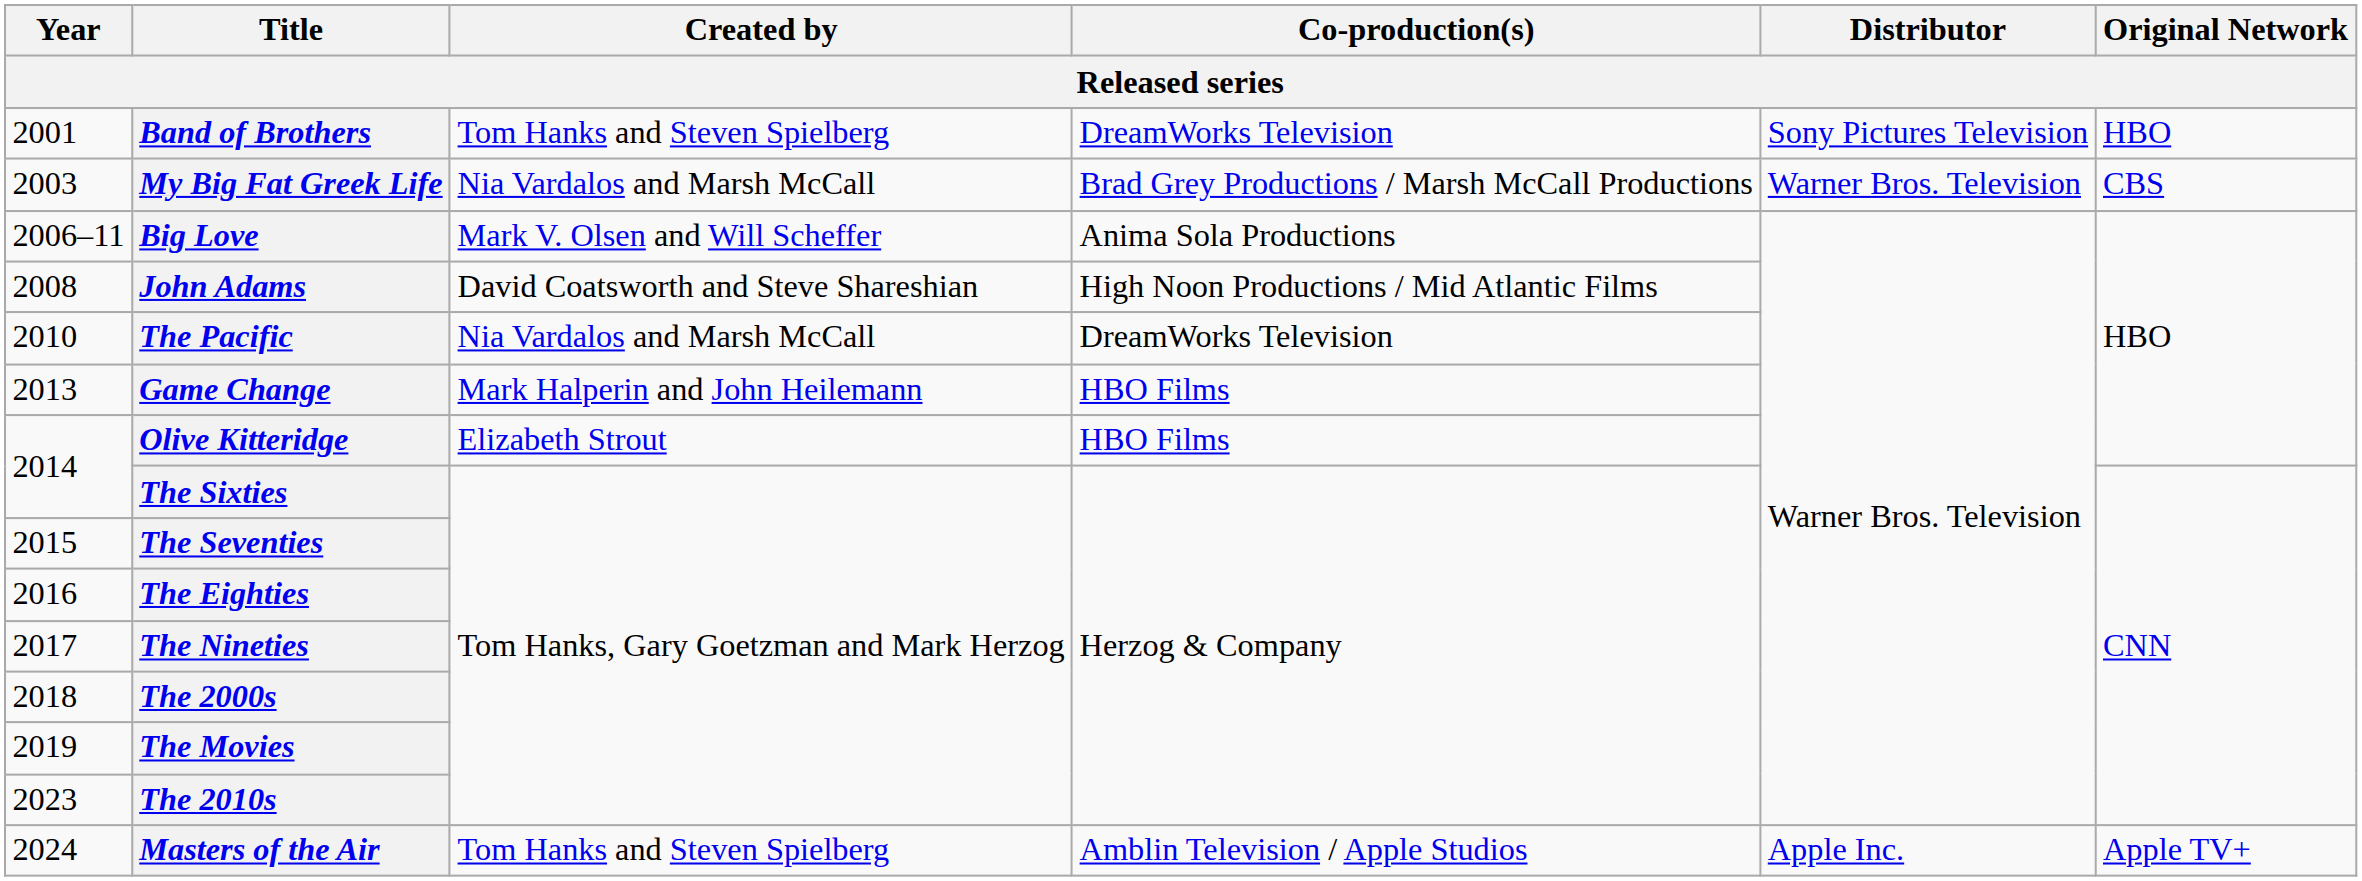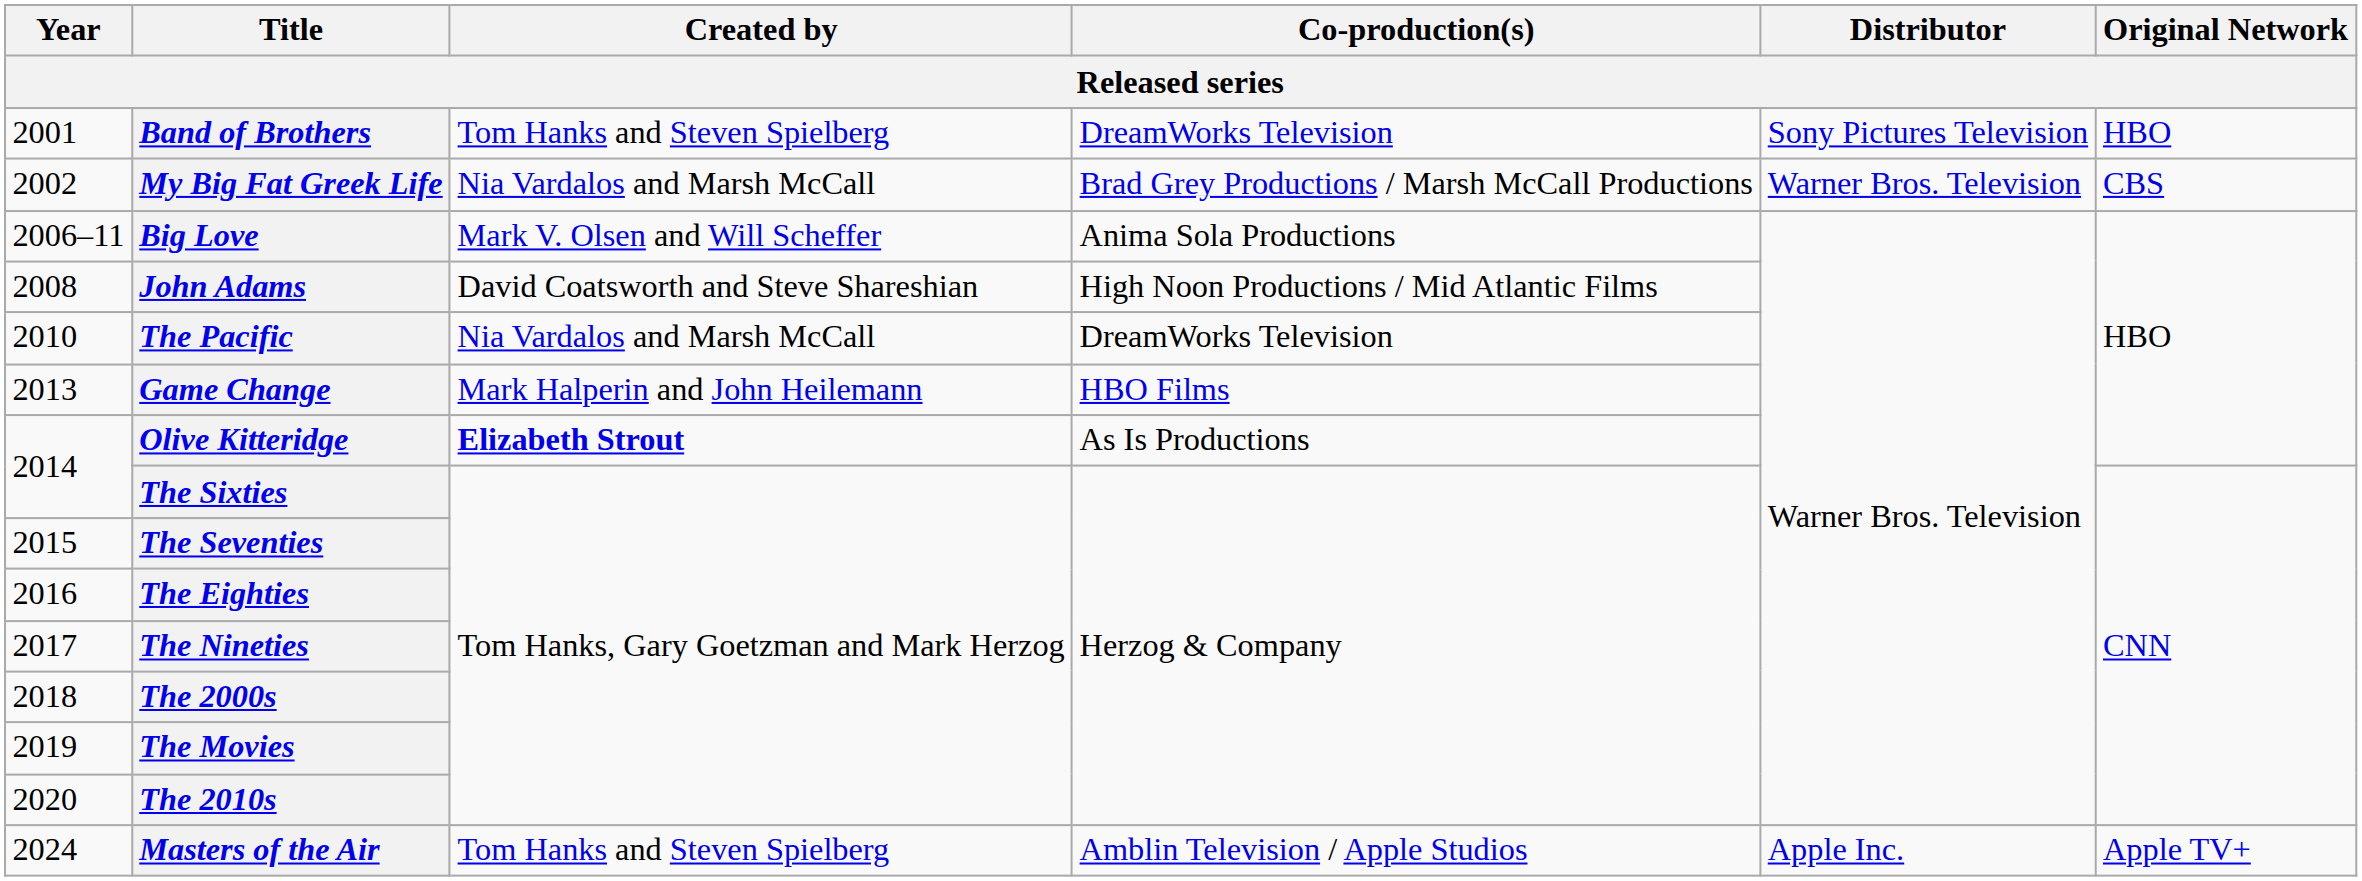(45, 183) 2003 -> (45, 183) 2002
(562, 440) normal -> (571, 440) bold
(1155, 440) HBO Films -> (1195, 440) As Is Productions
(45, 798) 2023 -> (45, 798) 2020
